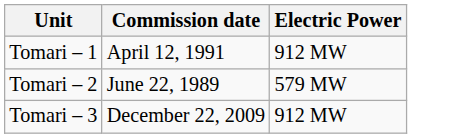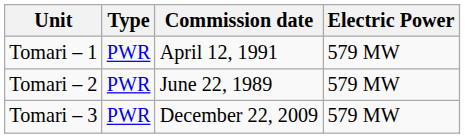+ column: (129, 20)
(311, 52) 912 MW -> (364, 52) 579 MW
(311, 116) 912 MW -> (364, 116) 579 MW
